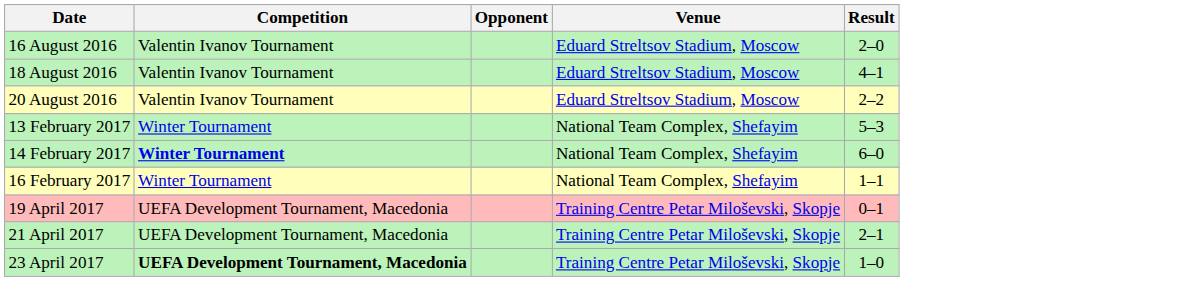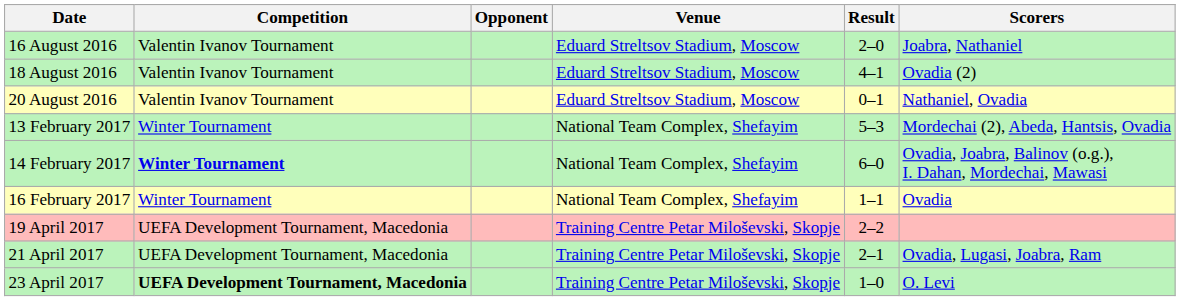+ column: (1037, 18)
(871, 99) 2–2 -> (871, 99) 0–1
(871, 208) 0–1 -> (871, 227) 2–2
